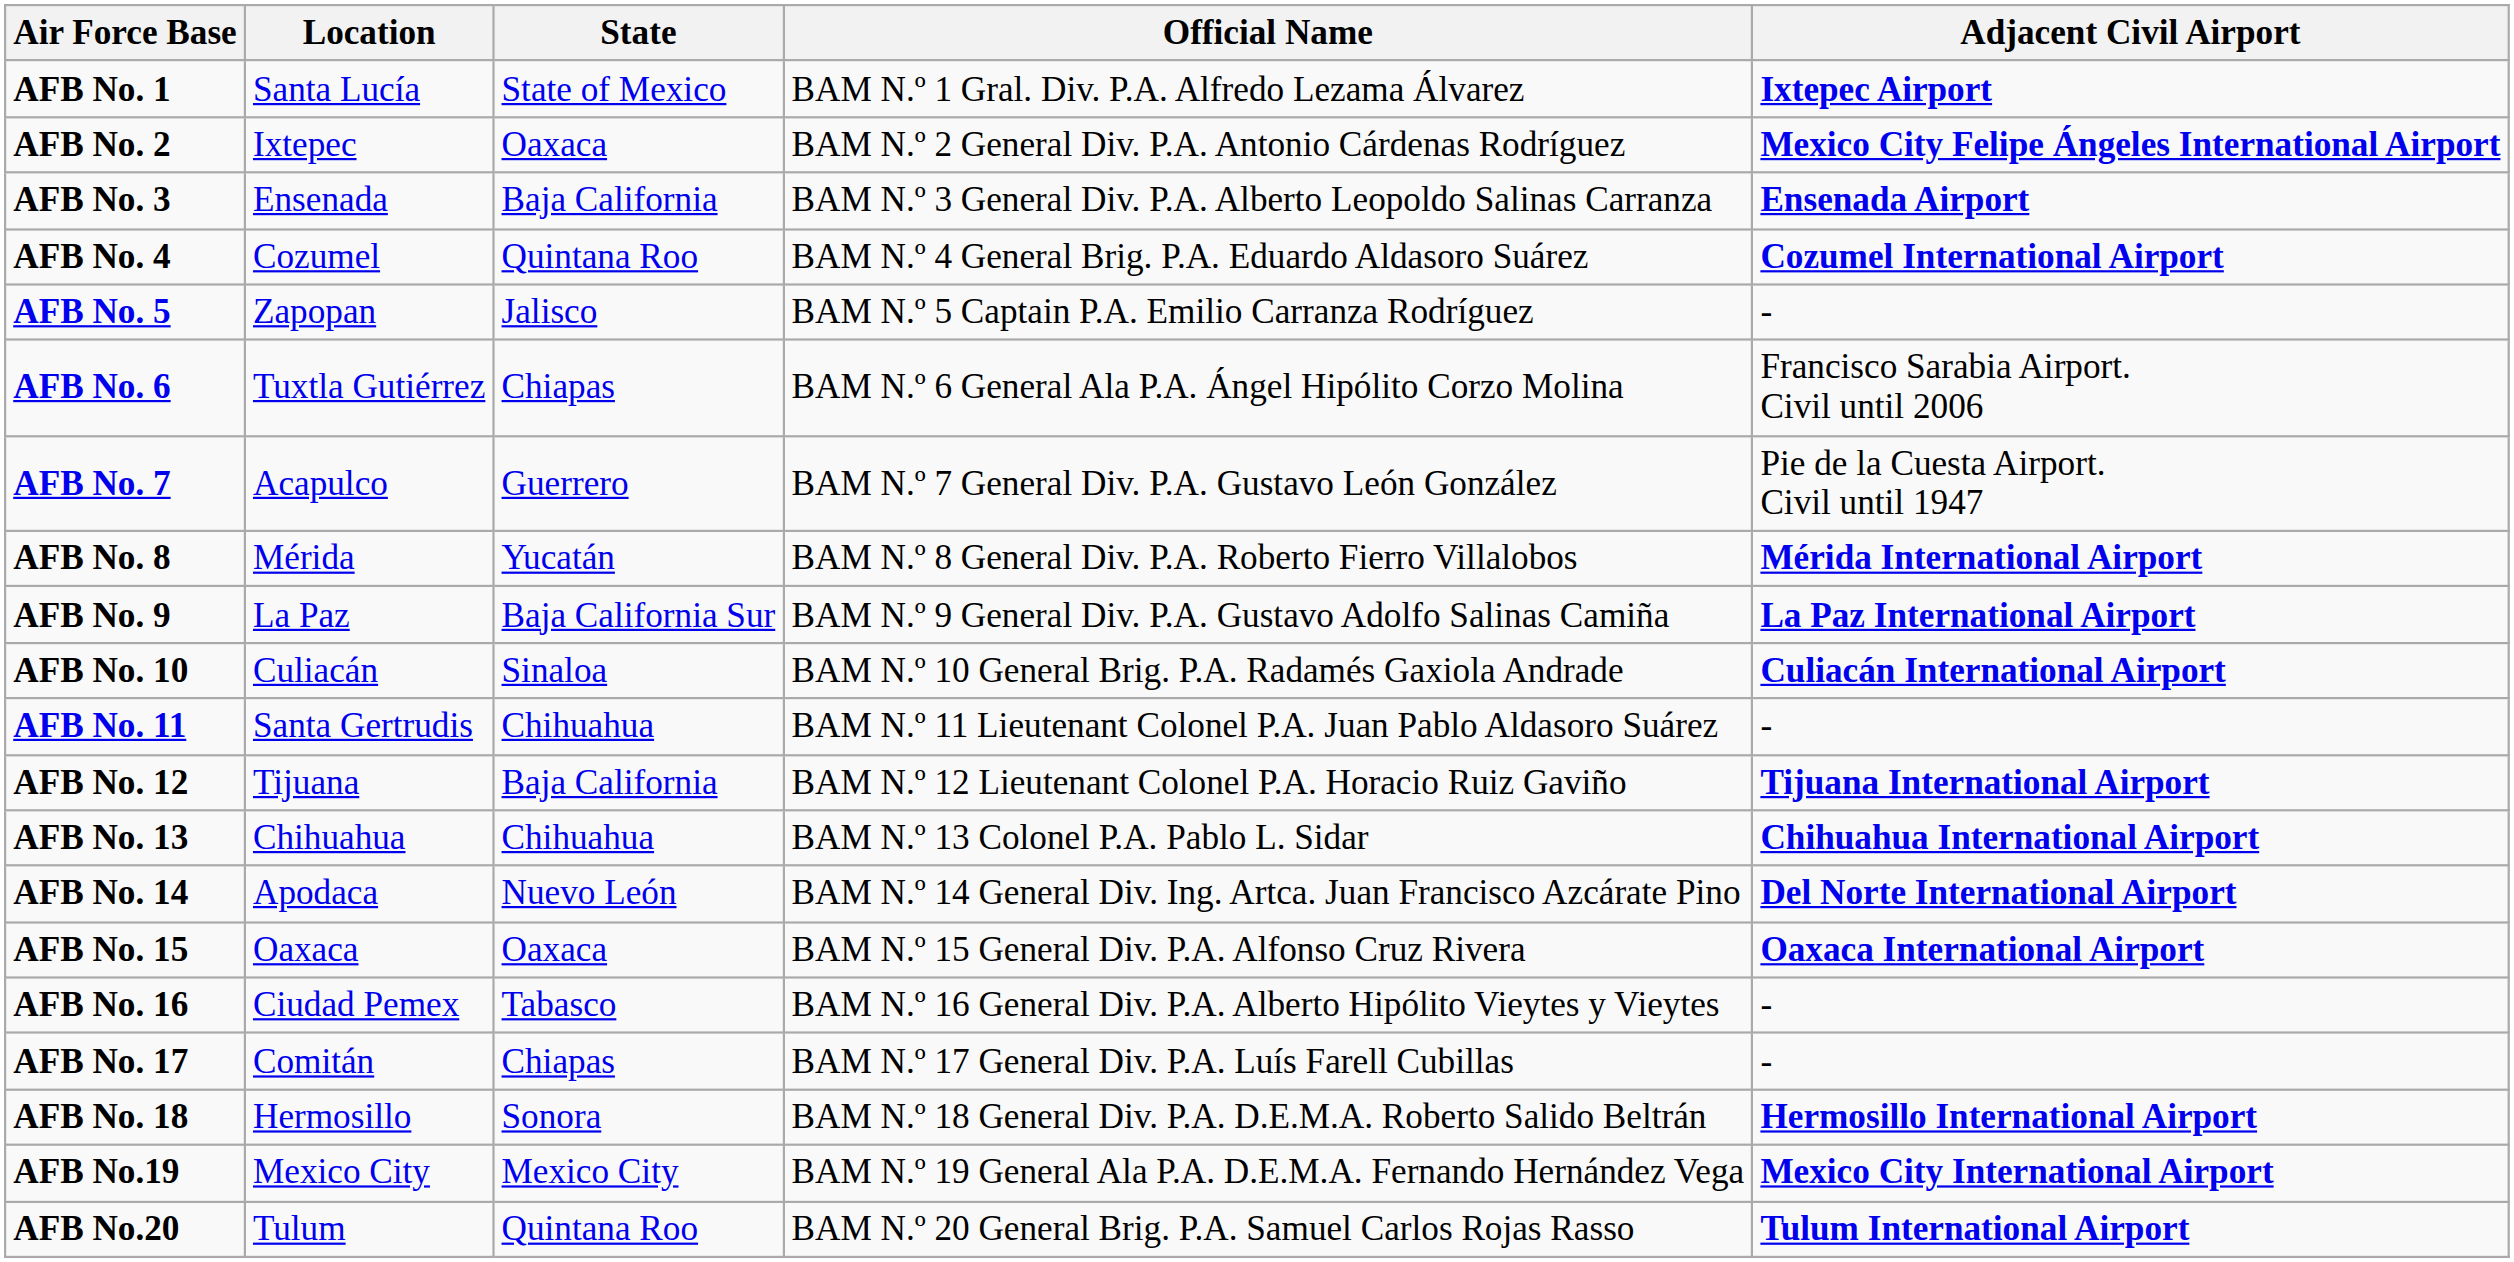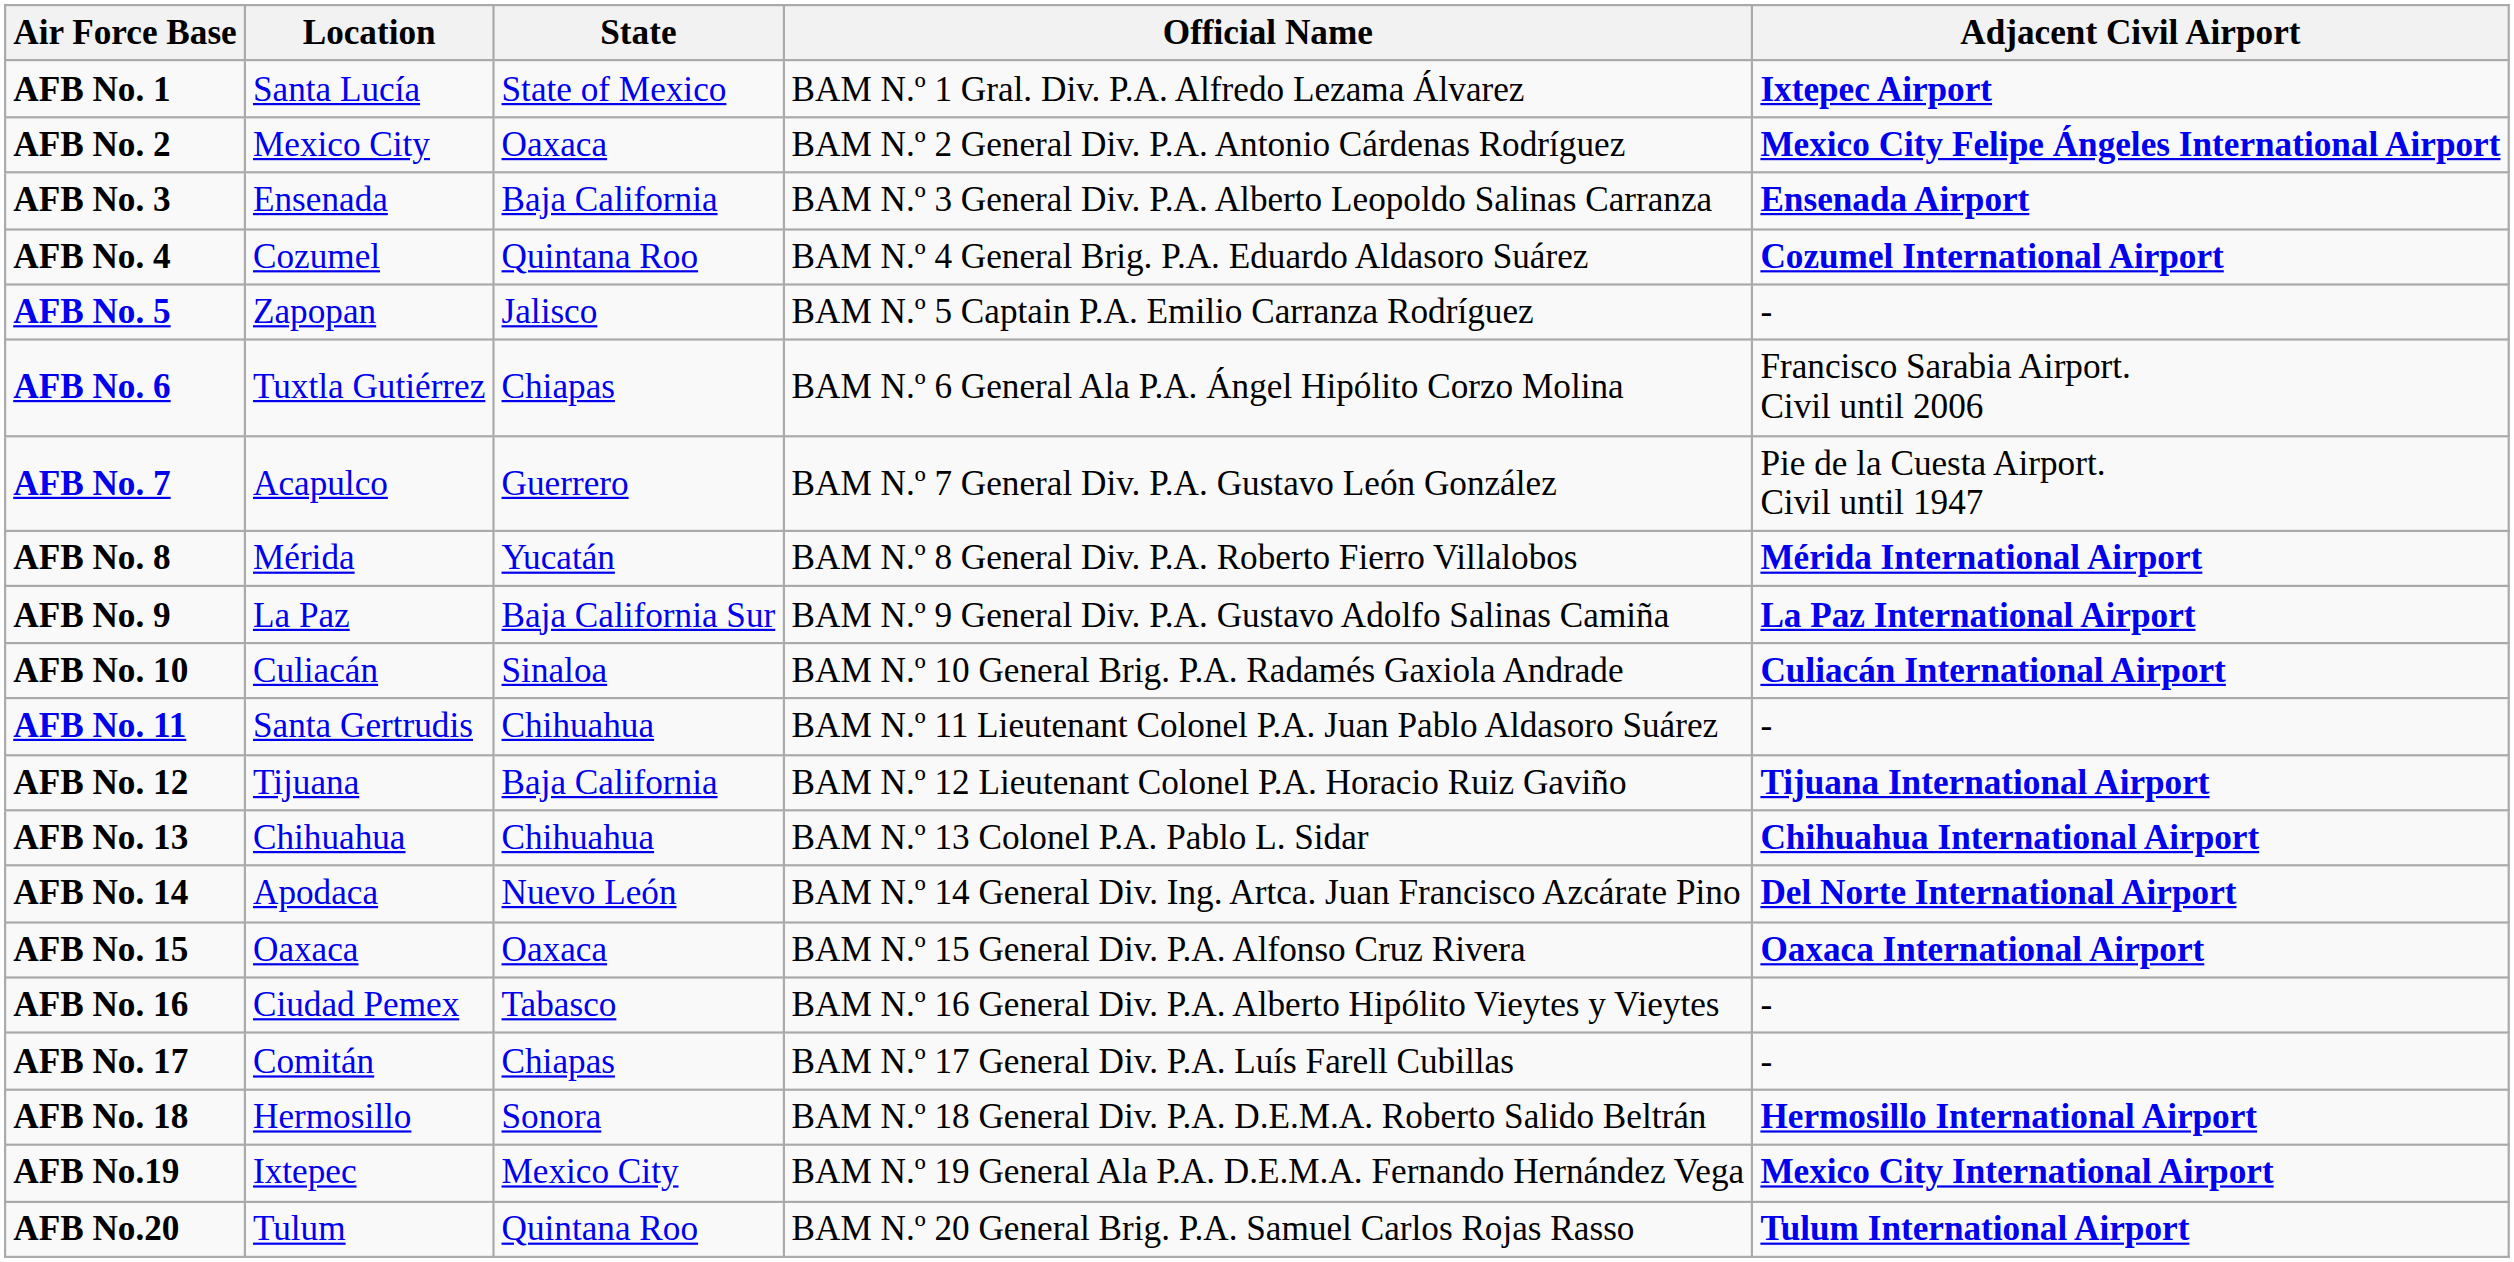(305, 144) Ixtepec -> (341, 144) Mexico City
(341, 1172) Mexico City -> (305, 1172) Ixtepec
